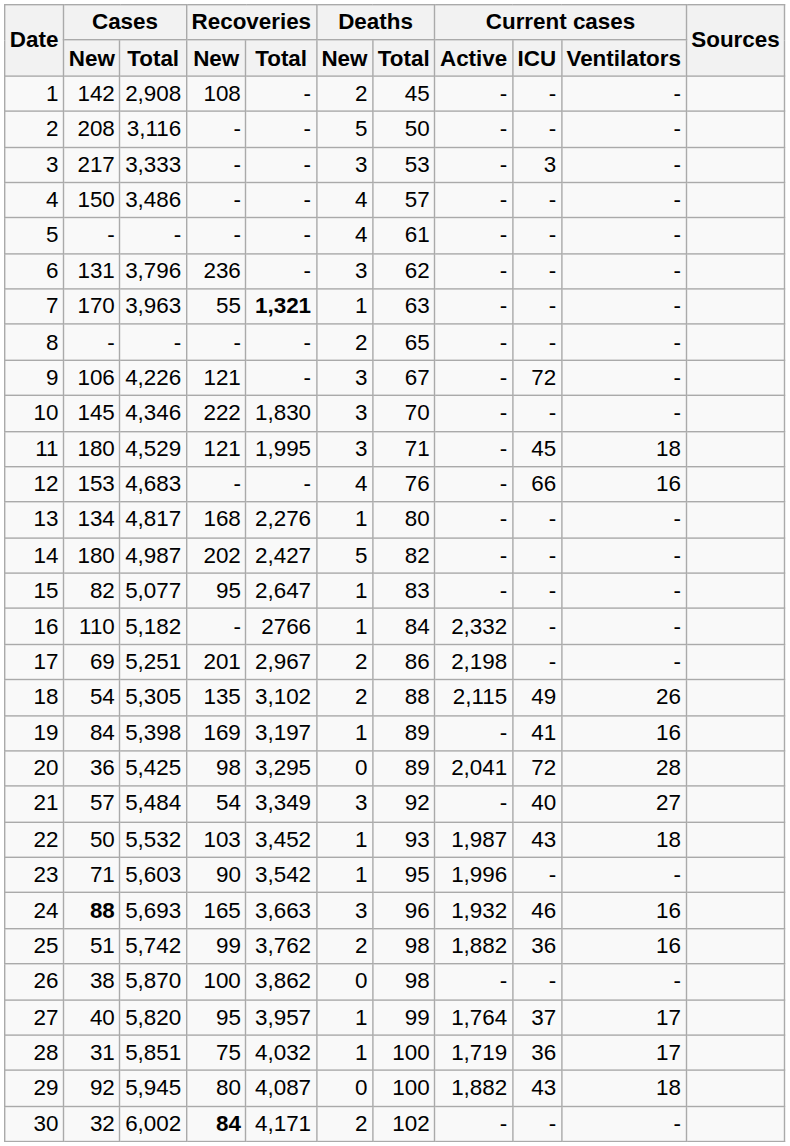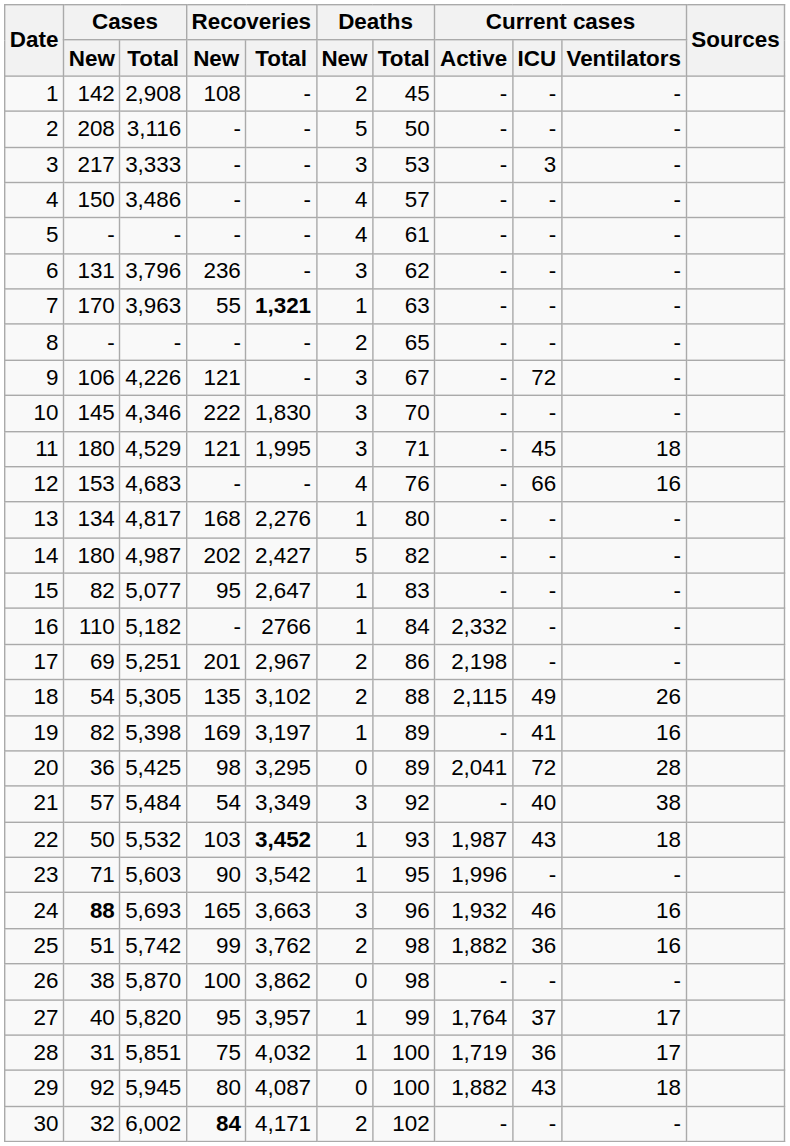(102, 732) 84 -> (102, 732) 82
(669, 803) 27 -> (669, 803) 38
(283, 839) normal -> (283, 839) bold
